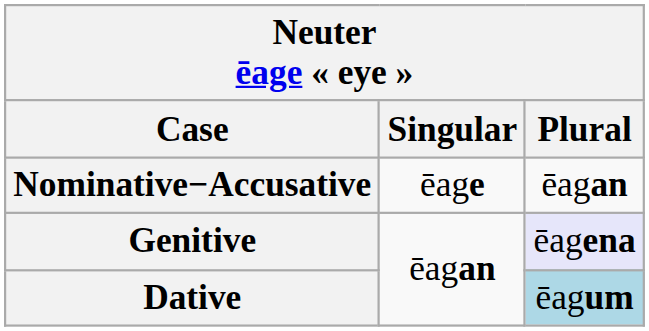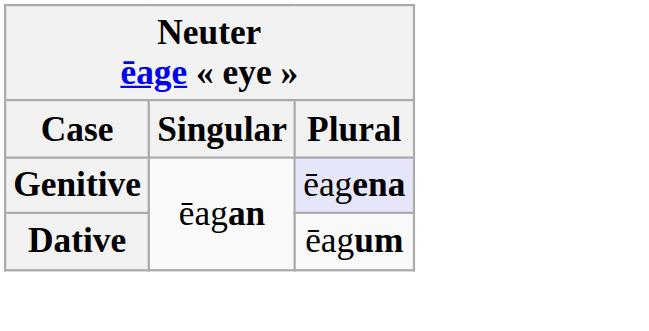- row: (192, 184)
(585, 296) lightblue background -> (354, 240) no background
